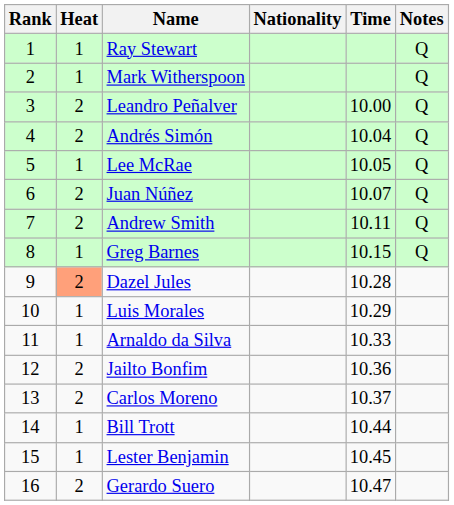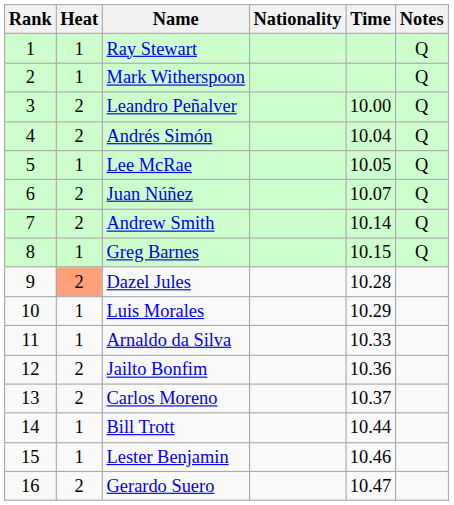(371, 223) 10.11 -> (371, 223) 10.14
(371, 456) 10.45 -> (371, 456) 10.46
